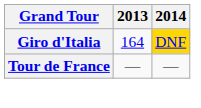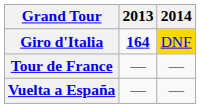(132, 41) normal -> (138, 41) bold
+ row: (62, 90)
